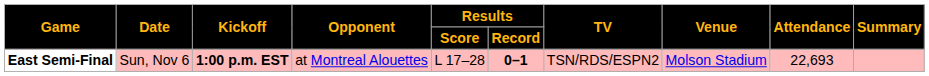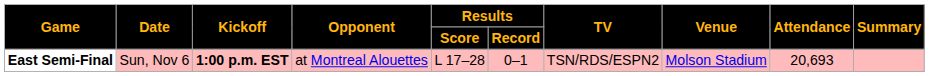(516, 61) bold -> (516, 61) normal
(812, 61) 22,693 -> (812, 61) 20,693
